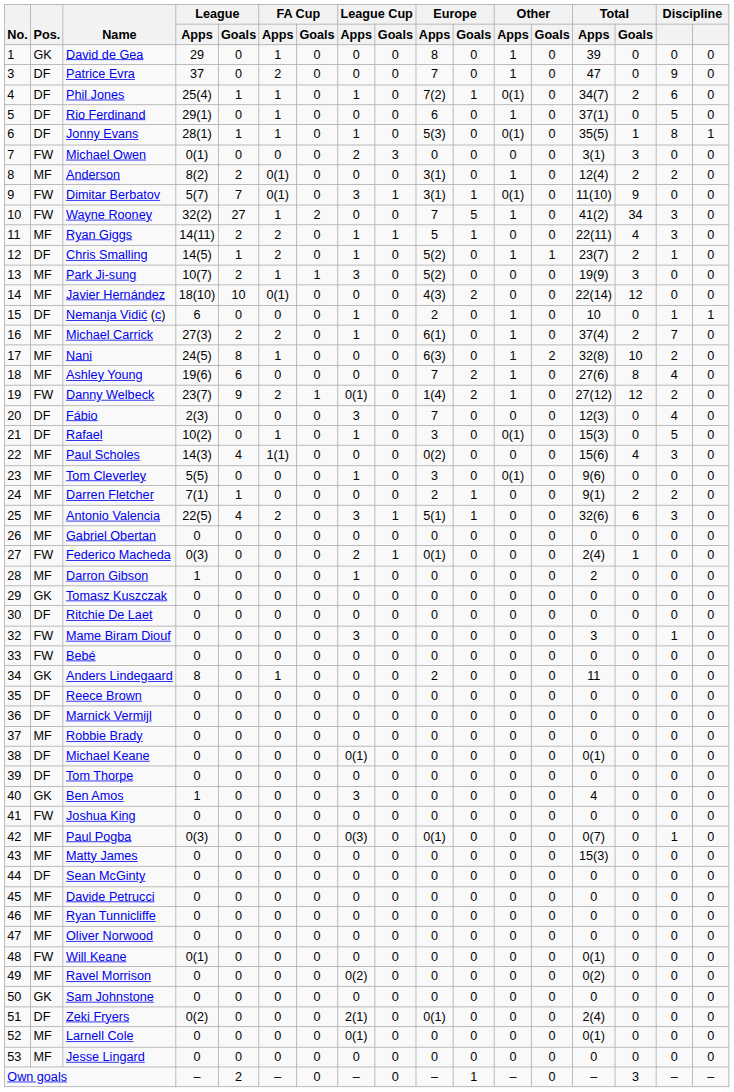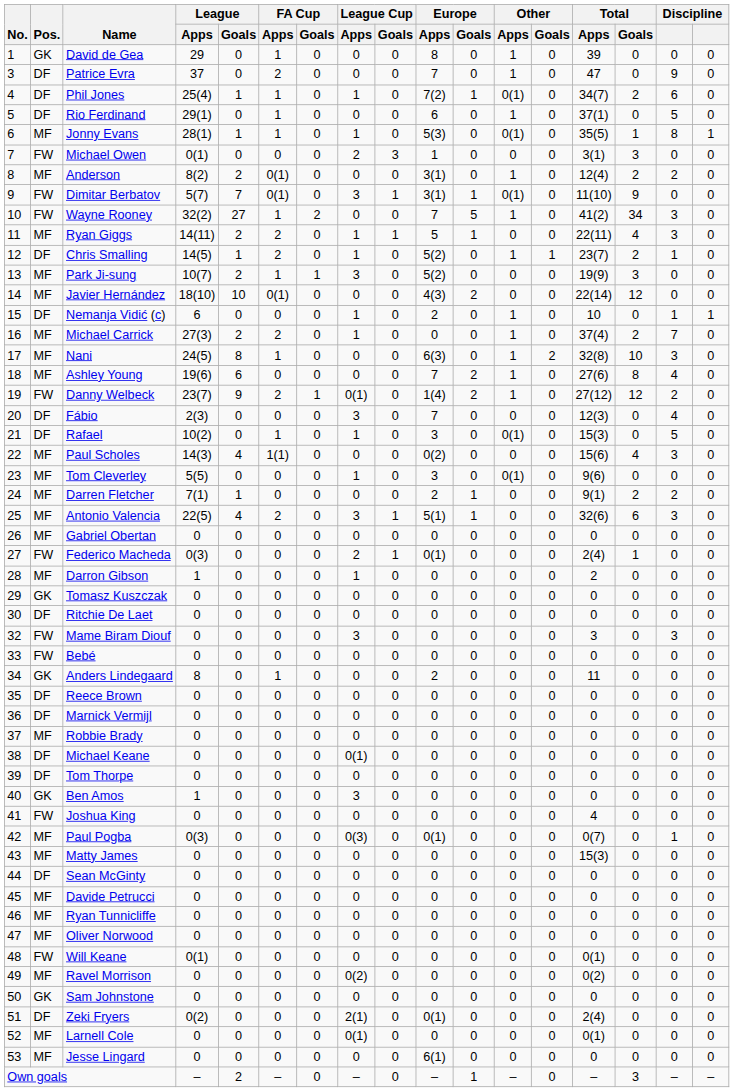(42, 134) DF -> (43, 134) MF
(435, 154) 0 -> (435, 154) 1
(435, 335) 6(1) -> (435, 335) 0
(674, 355) 2 -> (674, 355) 3
(674, 635) 1 -> (674, 635) 3
(594, 756) 0(1) -> (594, 756) 0
(594, 796) 4 -> (594, 796) 0
(594, 816) 0 -> (594, 816) 4
(435, 1056) 0 -> (435, 1056) 6(1)
